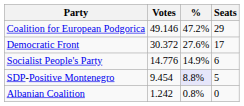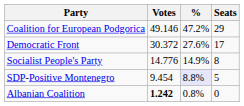(216, 61) 6 -> (216, 61) 8
(161, 93) normal -> (161, 93) bold
